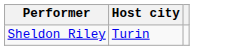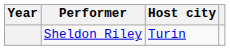+ column: (23, 15)
